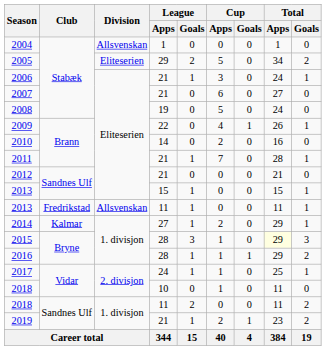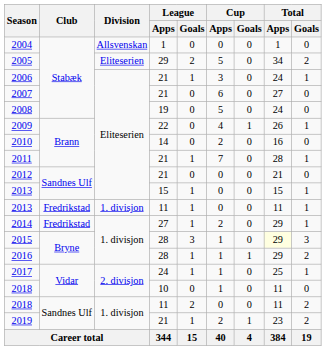(122, 207) Allsvenskan -> (122, 207) 1. divisjon
(67, 223) Kalmar -> (67, 223) Fredrikstad
